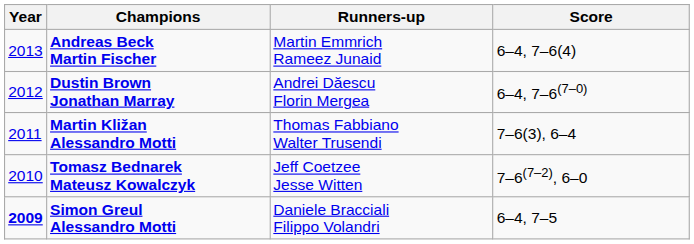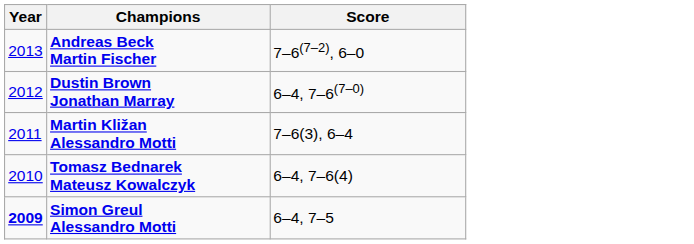- column: (381, 17)
(536, 50) 6–4, 7–6(4) -> (319, 50) 7–6(7–2), 6–0
(542, 176) 7–6(7–2), 6–0 -> (313, 176) 6–4, 7–6(4)
